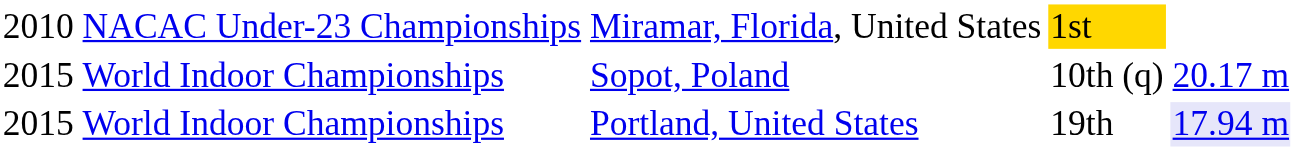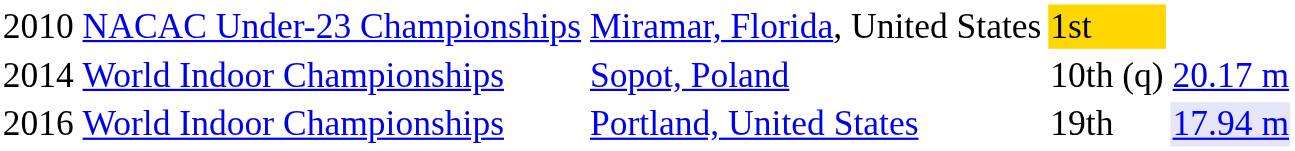(38, 74) 2015 -> (38, 74) 2014
(38, 123) 2015 -> (38, 123) 2016
